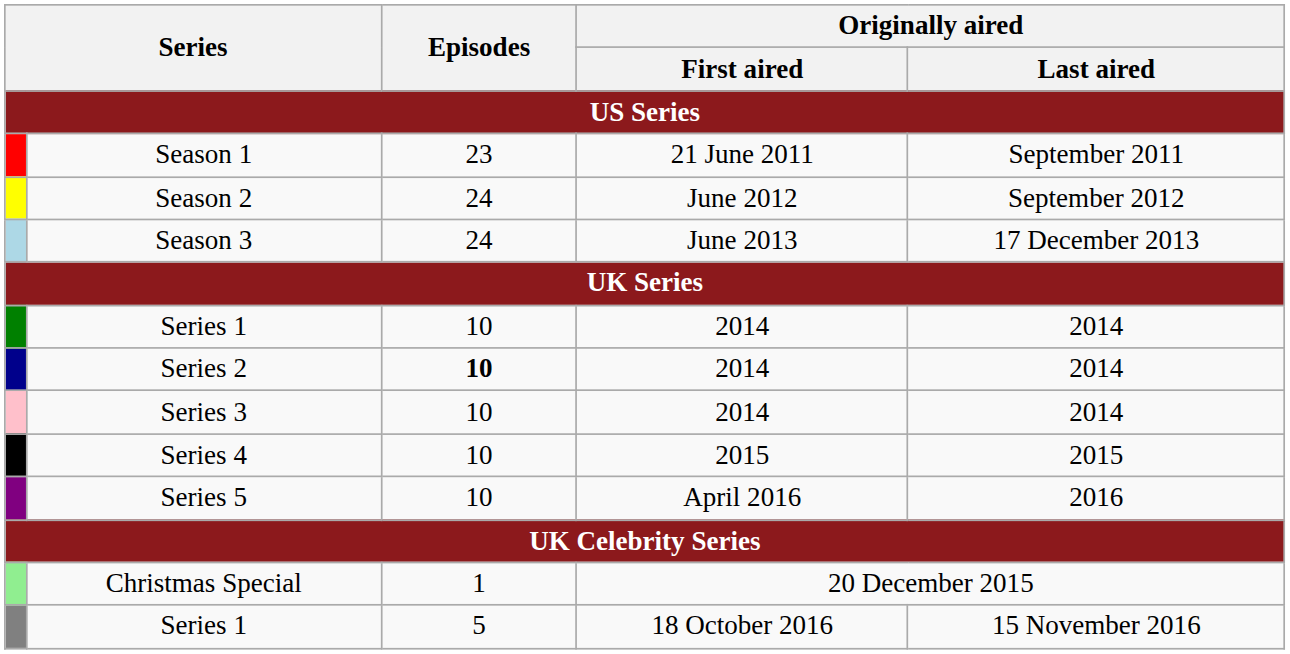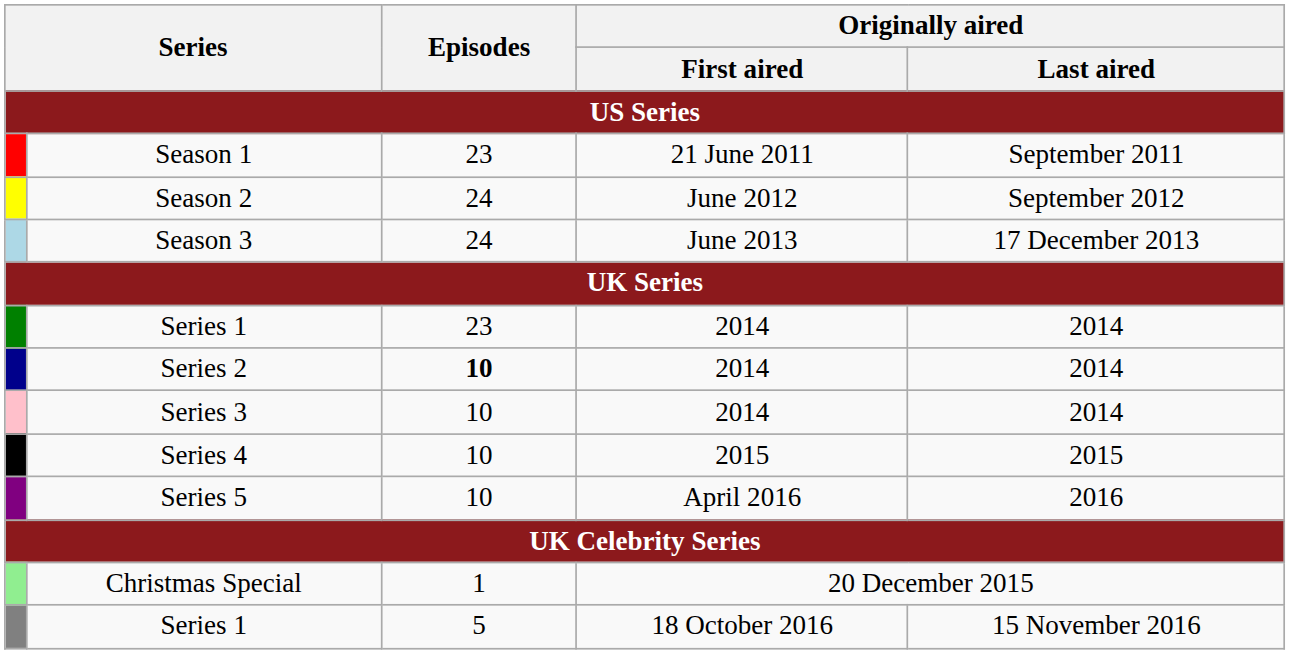(479, 326) 10 -> (479, 326) 23
